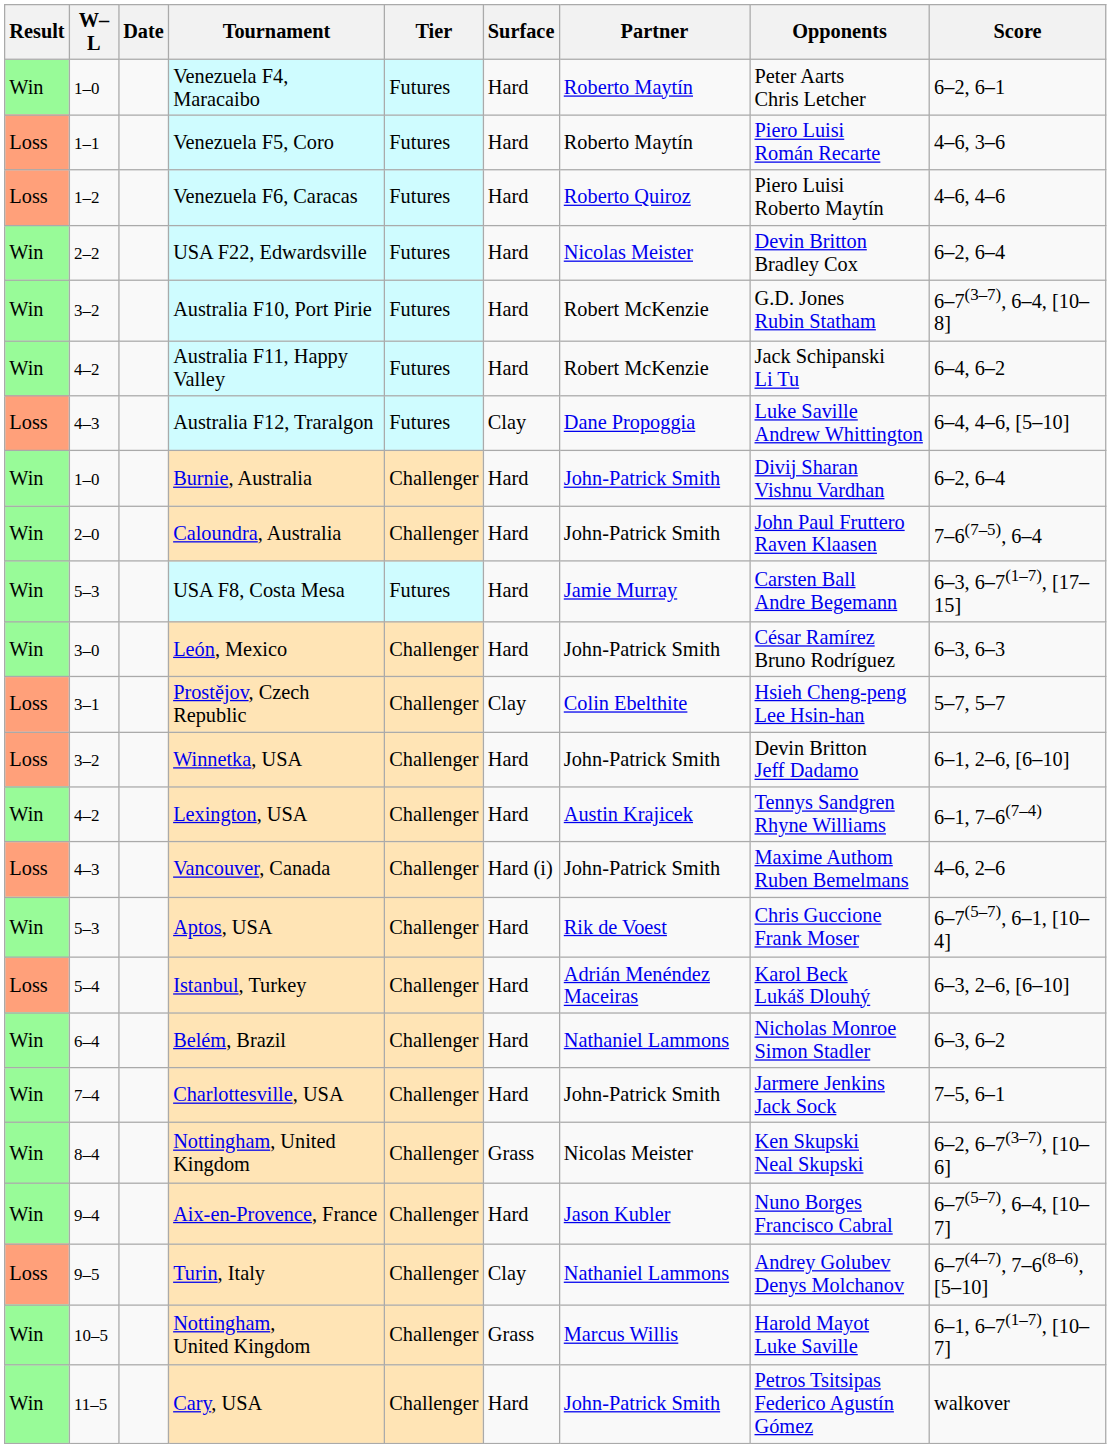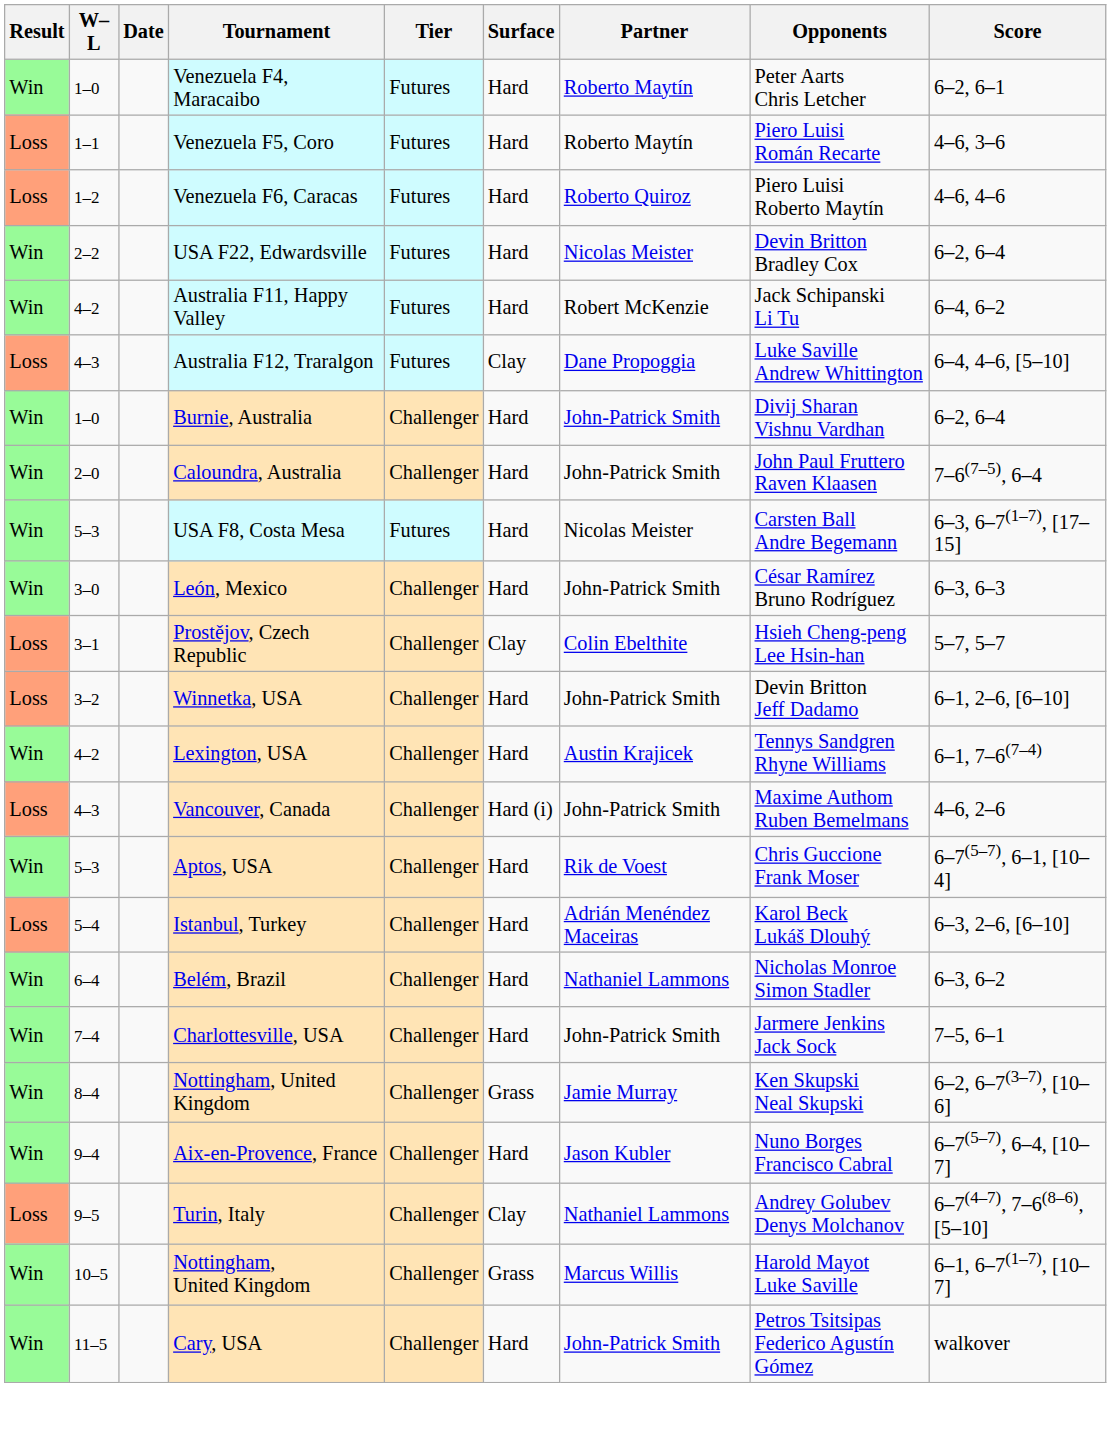- row: (87, 311)
(620, 591) Jamie Murray -> (628, 530) Nicolas Meister
(628, 1152) Nicolas Meister -> (620, 1092) Jamie Murray
